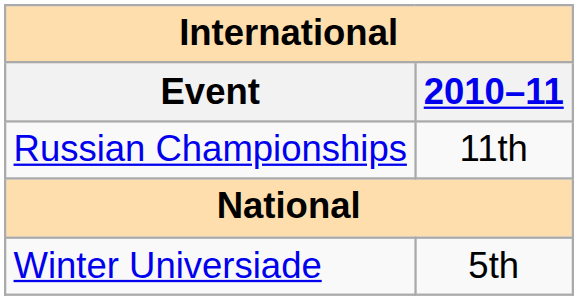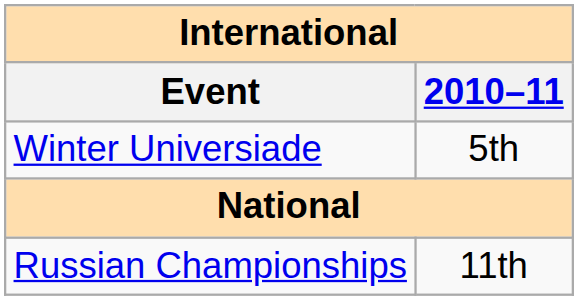rows swapped: (168, 264) <-> (210, 149)
